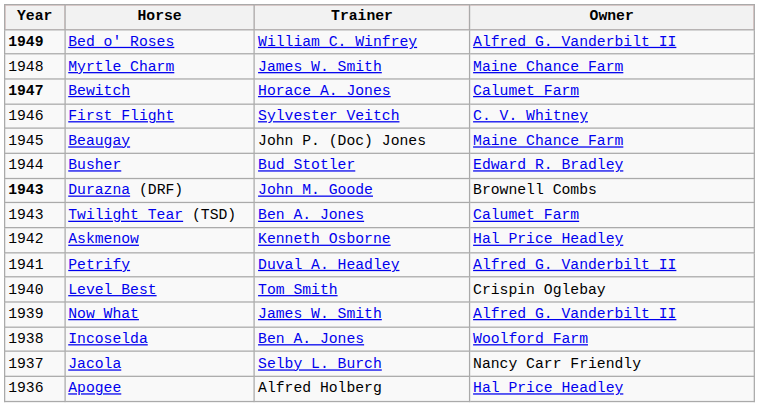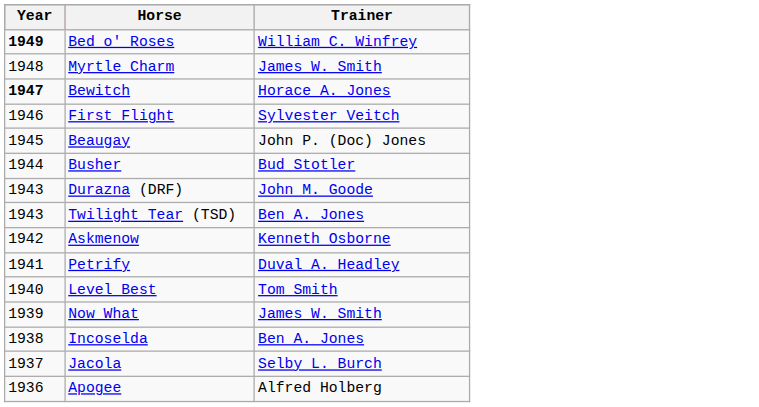- column: (612, 17)
(26, 190) bold -> (26, 190) normal
